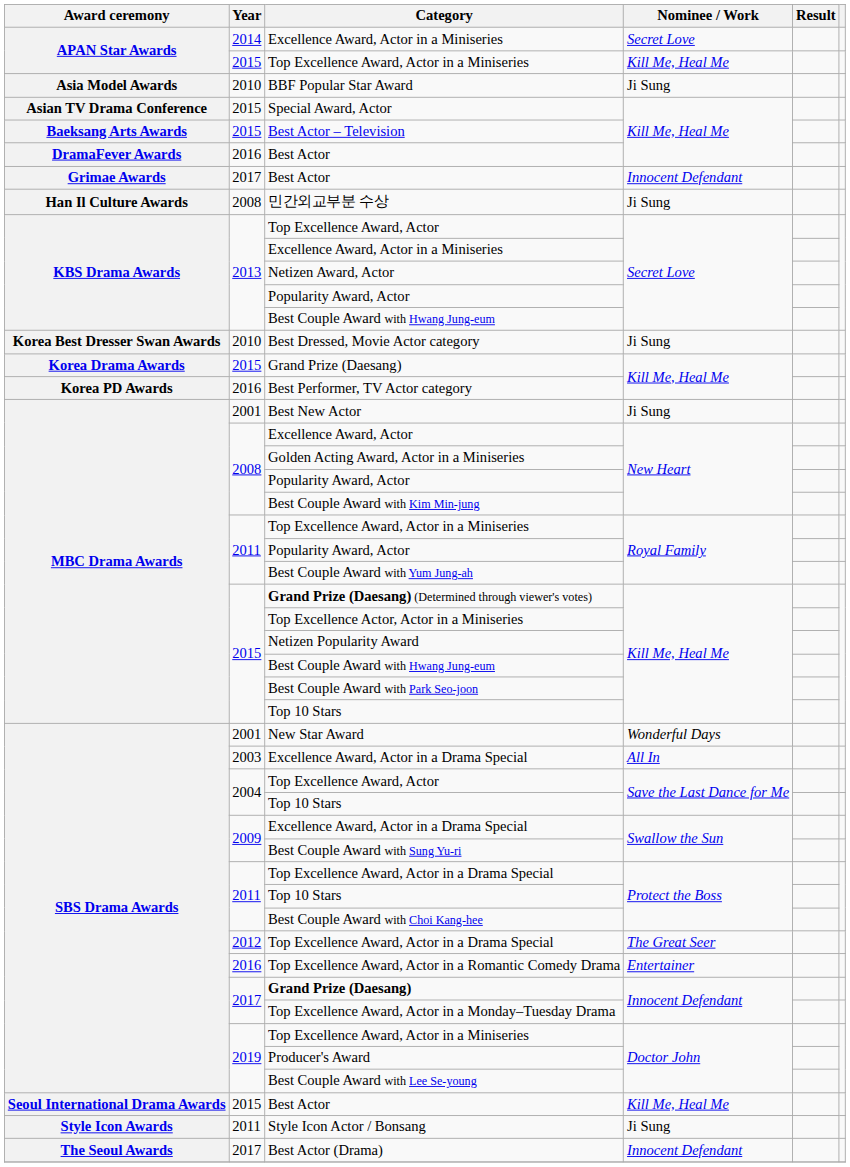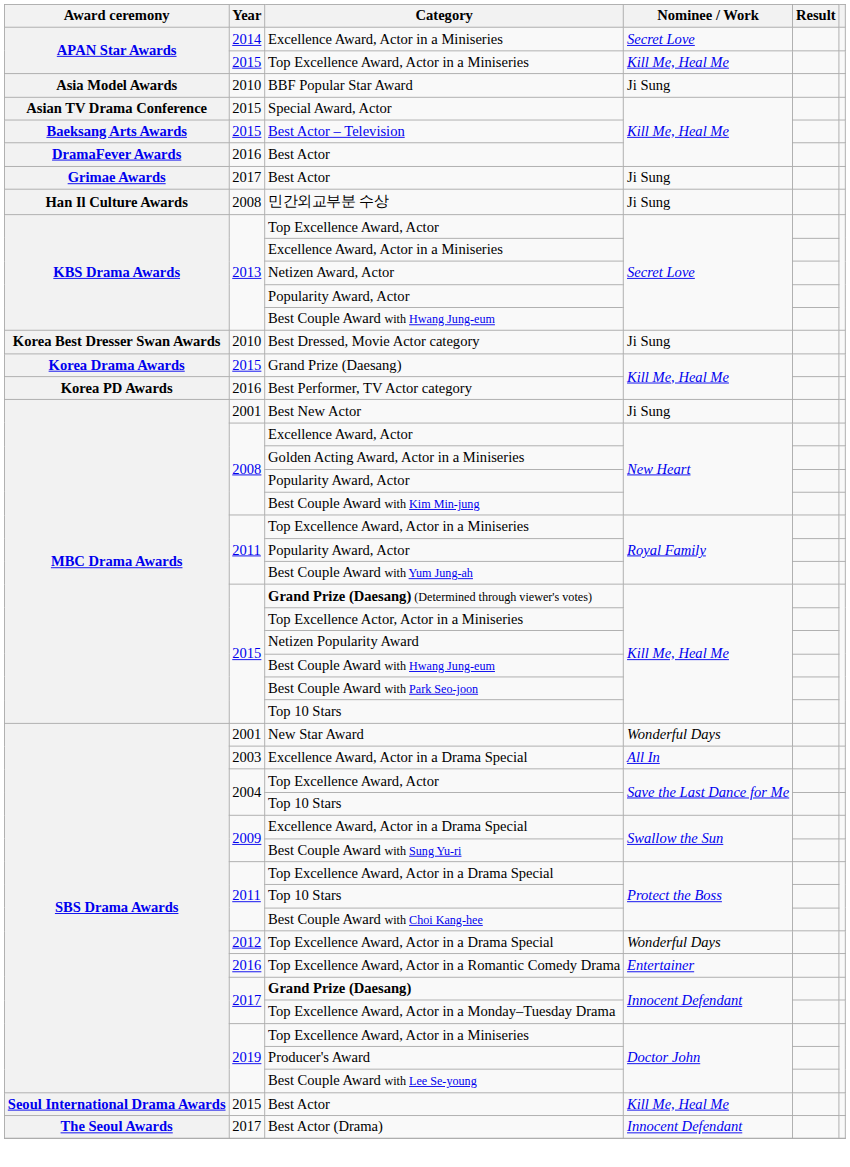(685, 177) Innocent Defendant -> (649, 177) Ji Sung
(671, 942) The Great Seer -> (674, 942) Wonderful Days
- row: (247, 1127)
